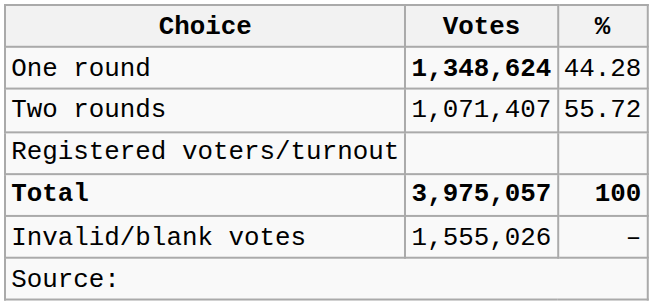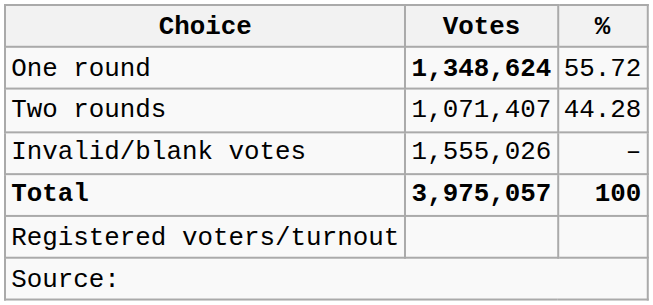(602, 68) 44.28 -> (602, 68) 55.72
(602, 110) 55.72 -> (602, 110) 44.28
rows swapped: (159, 237) <-> (205, 153)
